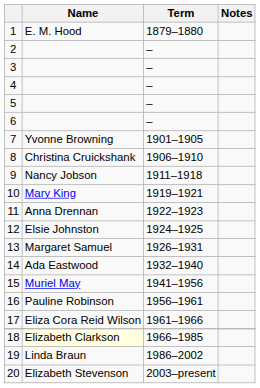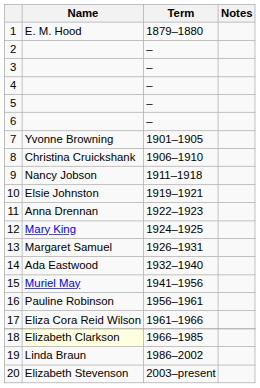(50, 193) Mary King -> (62, 193) Elsie Johnston
(62, 229) Elsie Johnston -> (50, 229) Mary King
